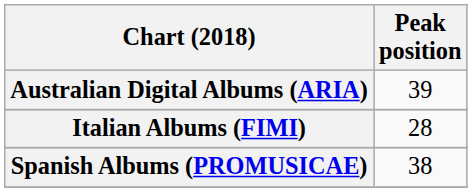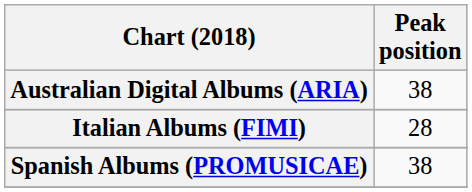(420, 89) 39 -> (420, 89) 38
